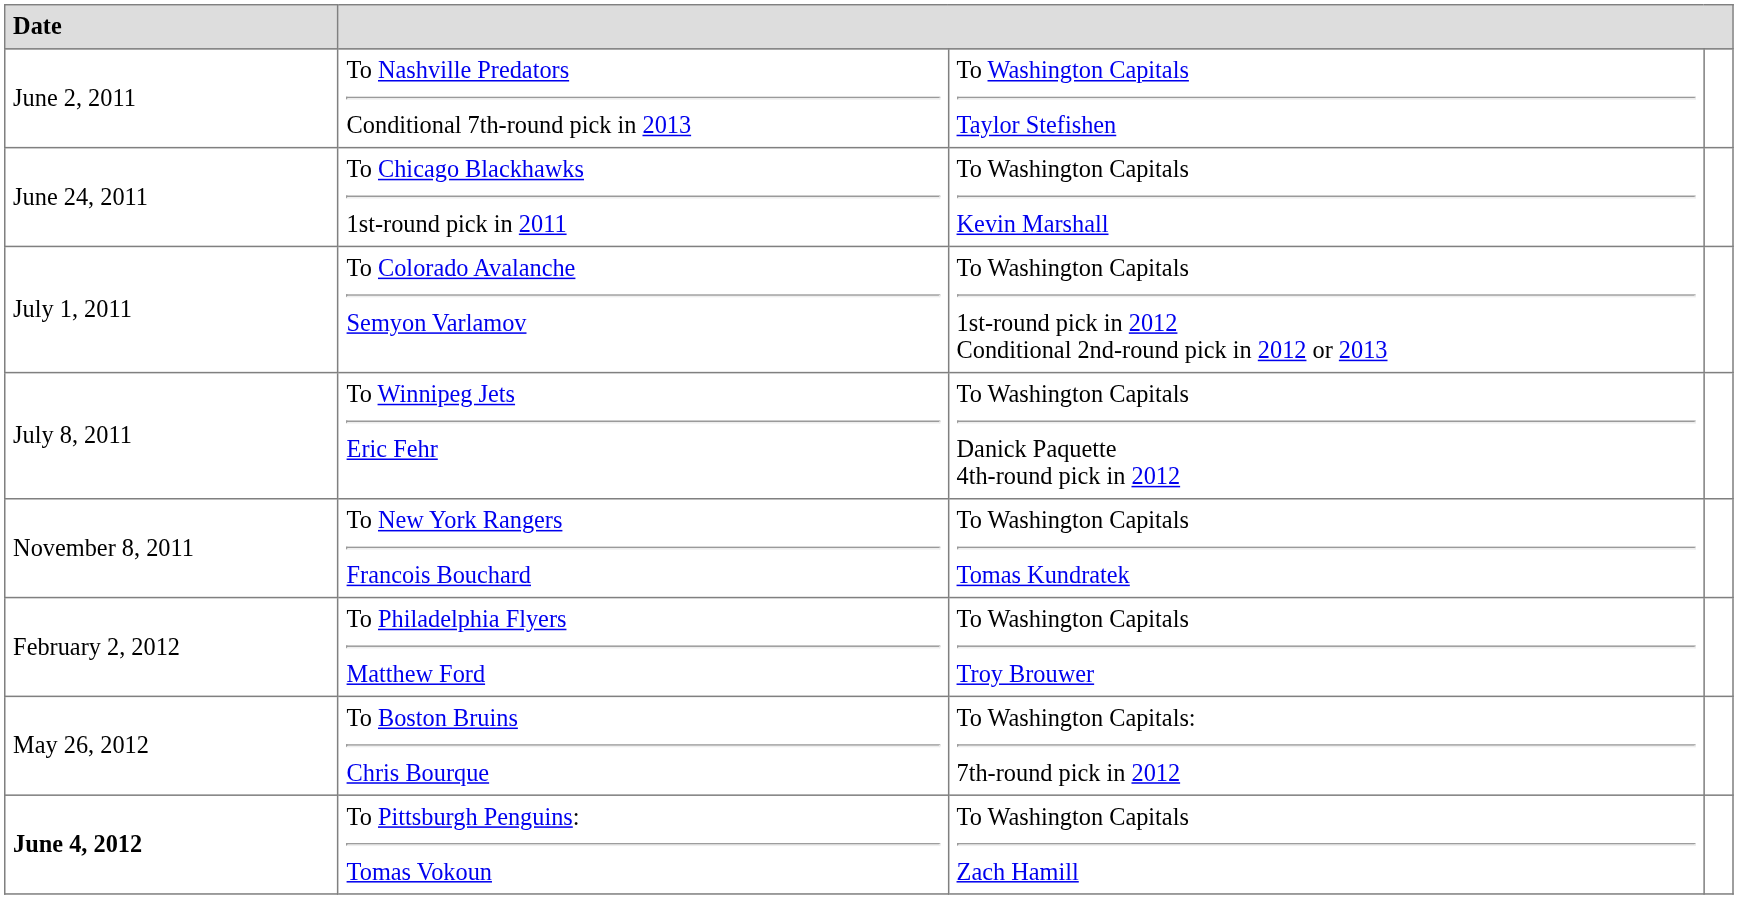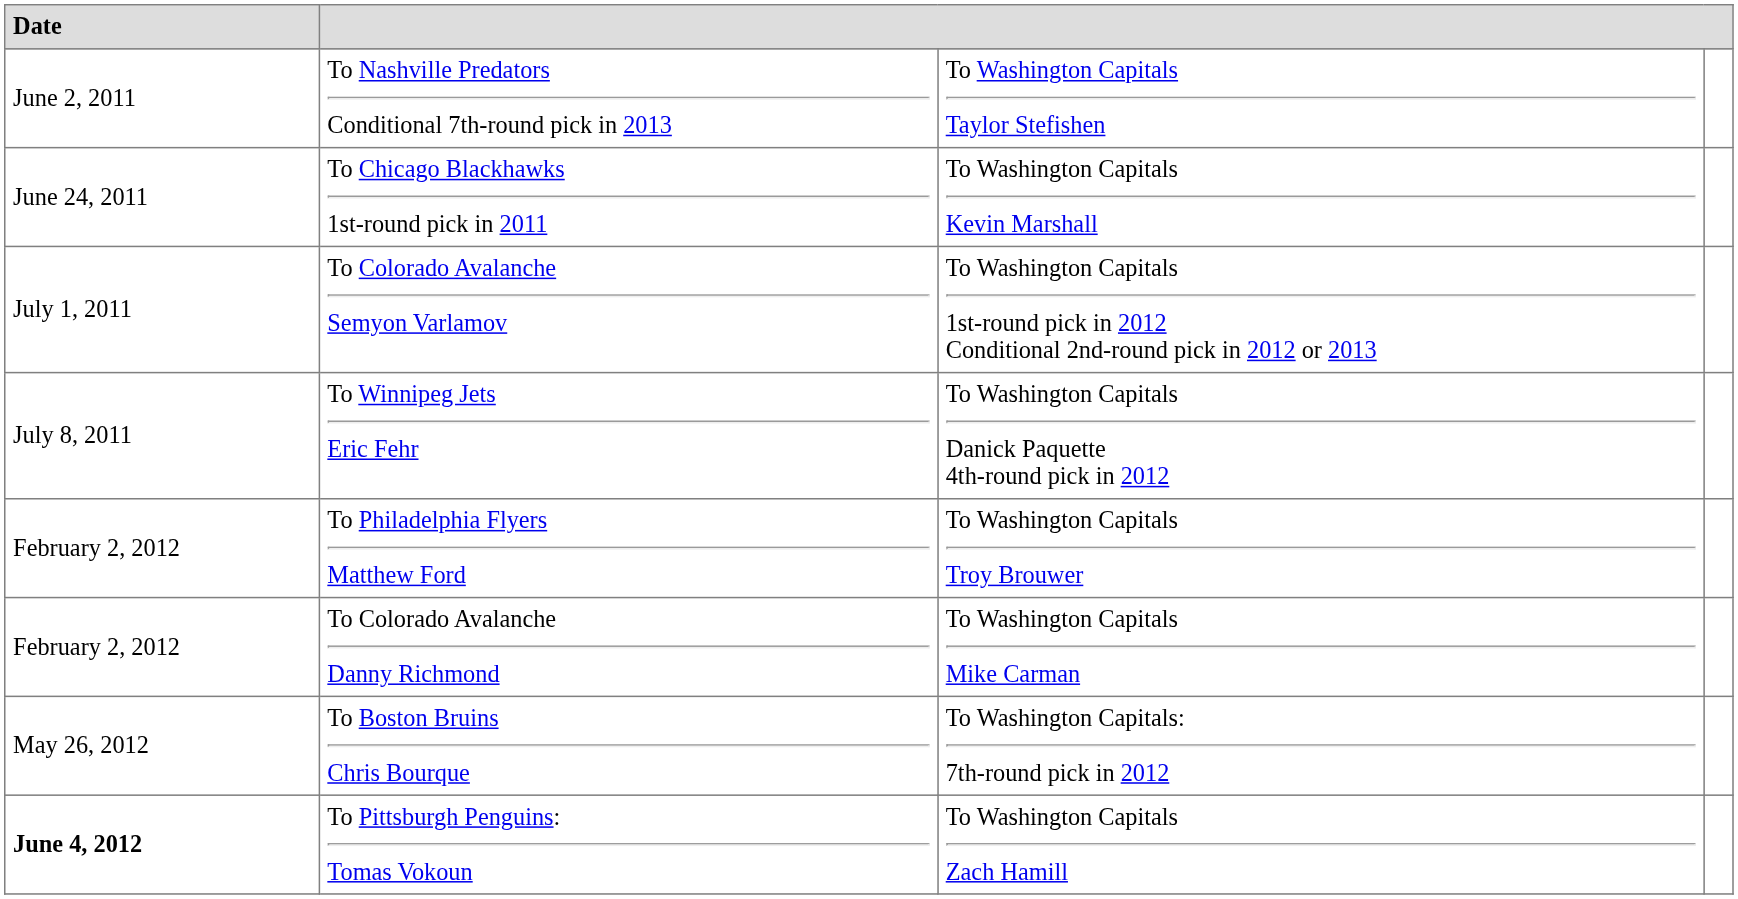- row: (643, 547)
+ row: (628, 646)
